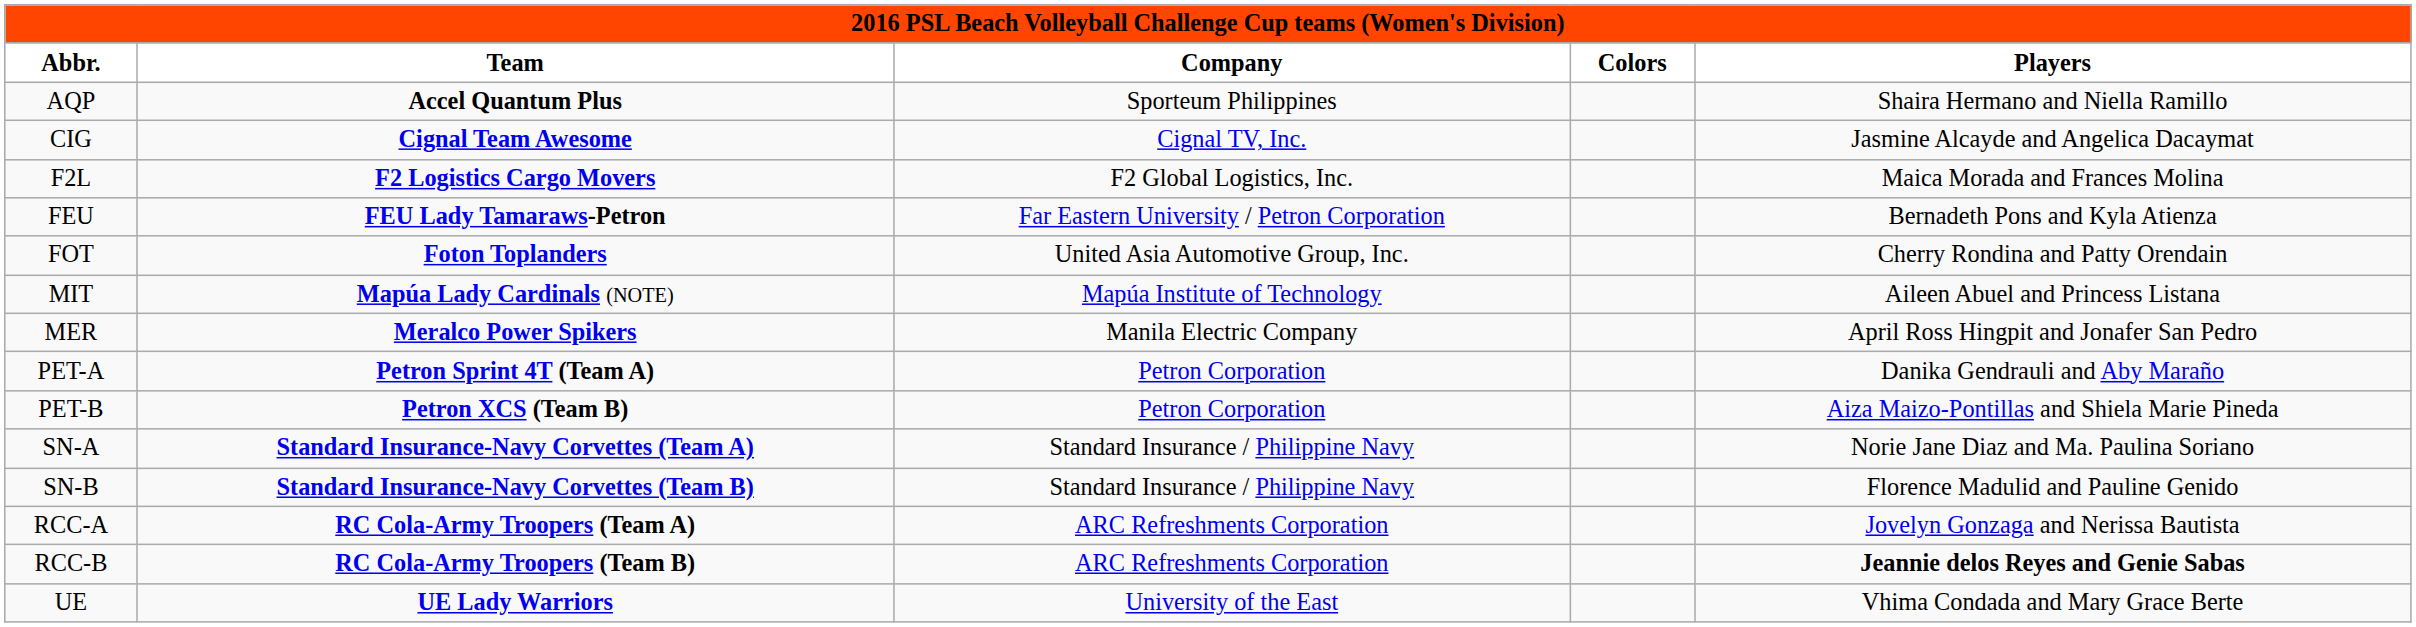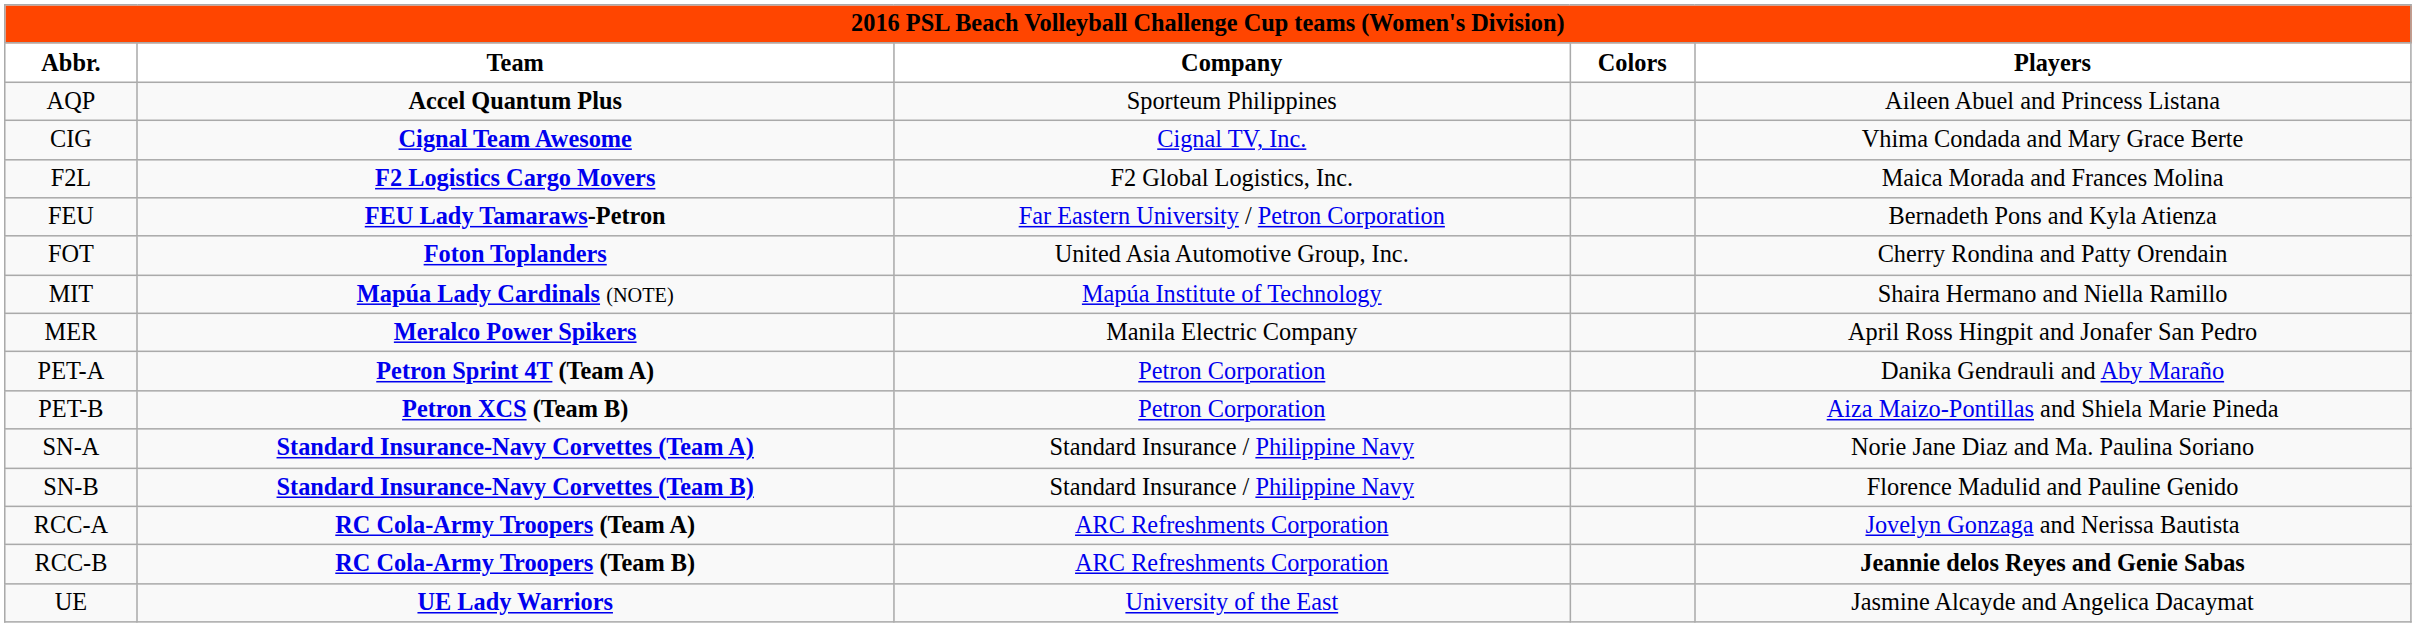(2053, 100) Shaira Hermano and Niella Ramillo -> (2053, 100) Aileen Abuel and Princess Listana
(2053, 139) Jasmine Alcayde and Angelica Dacaymat -> (2053, 139) Vhima Condada and Mary Grace Berte
(2053, 293) Aileen Abuel and Princess Listana -> (2053, 293) Shaira Hermano and Niella Ramillo
(2053, 602) Vhima Condada and Mary Grace Berte -> (2053, 602) Jasmine Alcayde and Angelica Dacaymat
